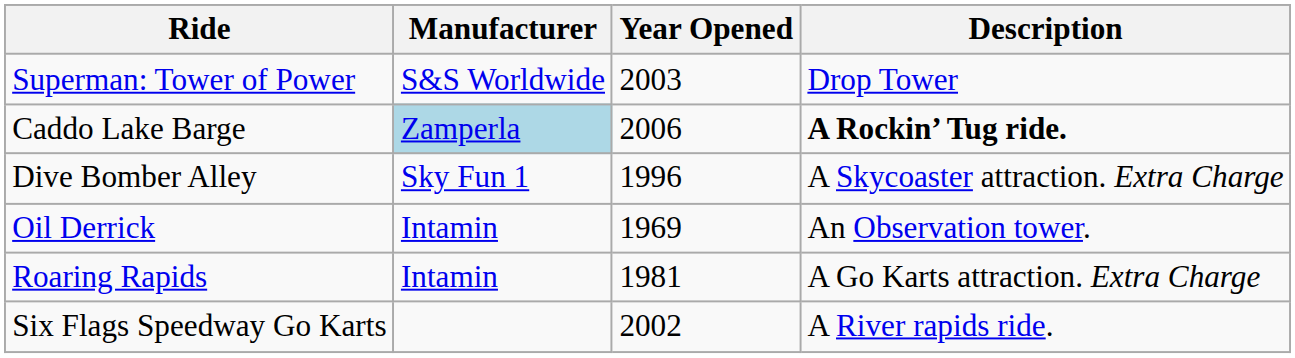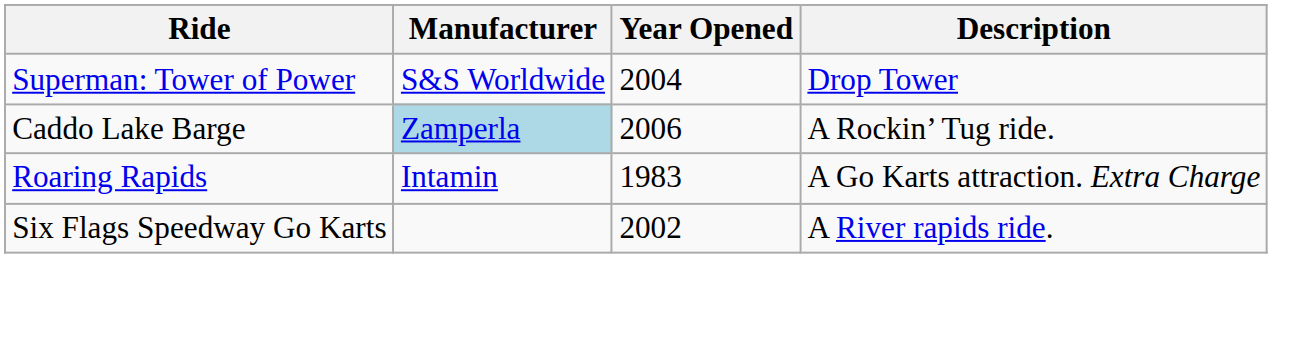(651, 78) 2003 -> (651, 78) 2004
(937, 128) bold -> (931, 128) normal
- row: (134, 177)
- row: (84, 227)
(651, 276) 1981 -> (651, 177) 1983
